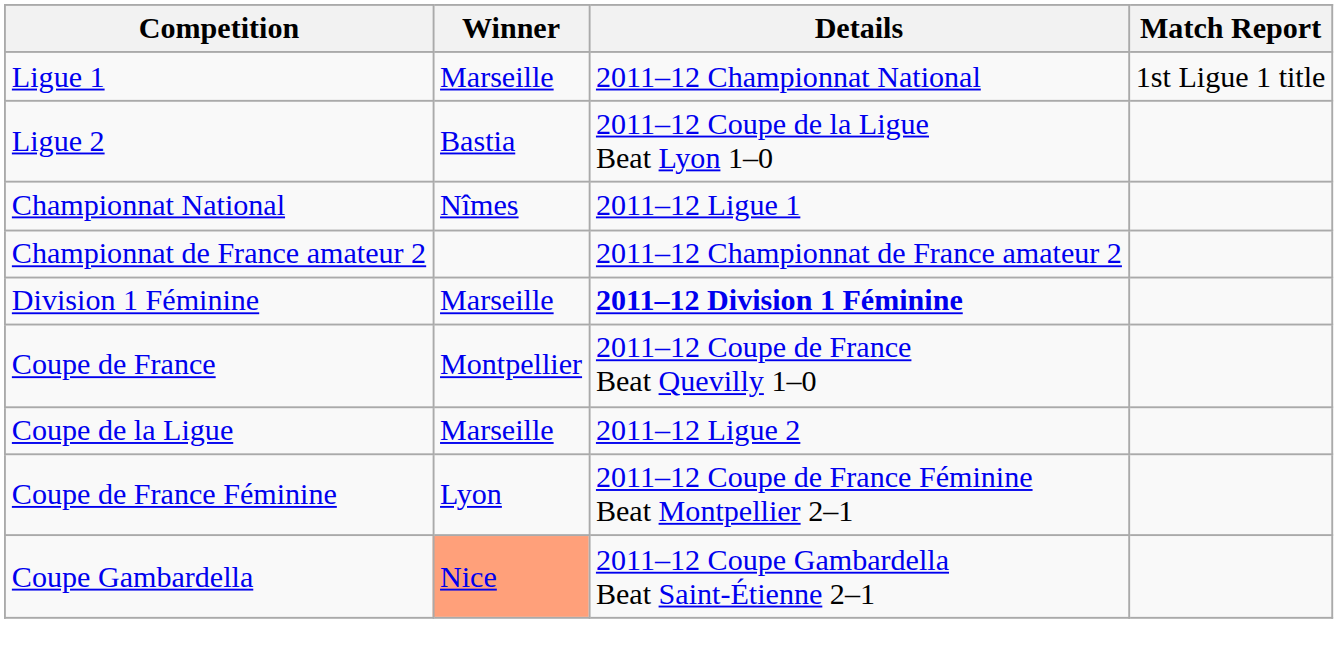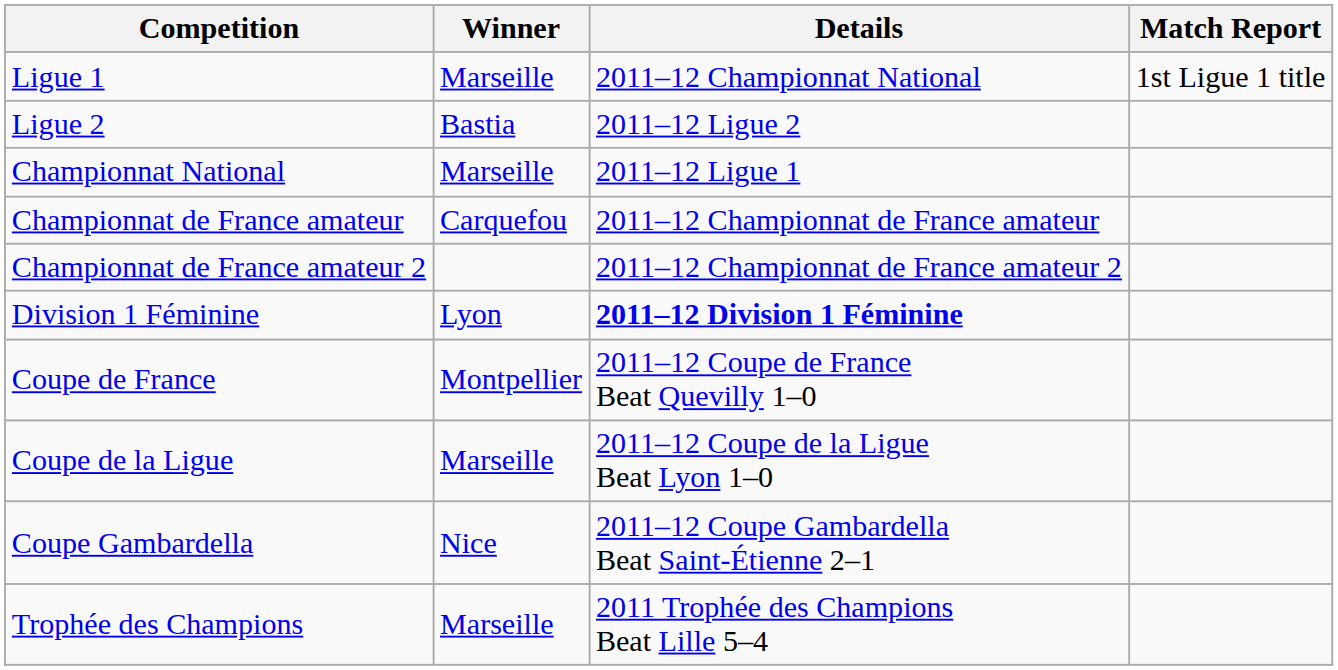(762, 140) 2011–12 Coupe de la Ligue Beat Lyon 1–0 -> (698, 123) 2011–12 Ligue 2
(479, 205) Nîmes -> (497, 171) Marseille
+ row: (208, 219)
(497, 300) Marseille -> (471, 314) Lyon
(698, 429) 2011–12 Ligue 2 -> (762, 460) 2011–12 Coupe de la Ligue Beat Lyon 1–0
- row: (174, 494)
(468, 576) lightsalmon background -> (468, 542) no background
+ row: (158, 623)
